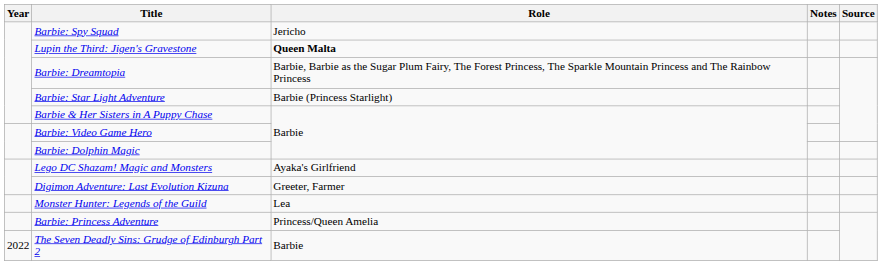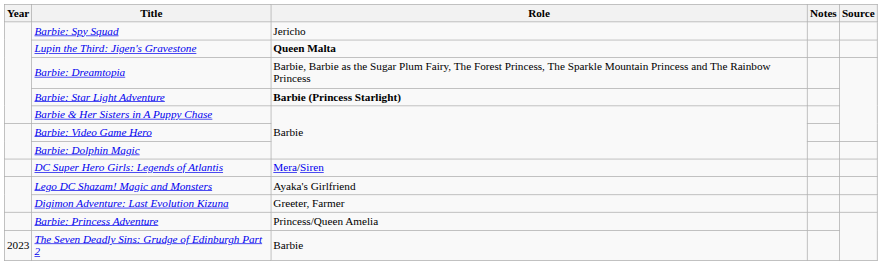(333, 97) normal -> (337, 97) bold
+ row: (129, 168)
- row: (121, 203)
(18, 245) 2022 -> (18, 245) 2023
